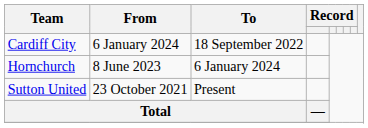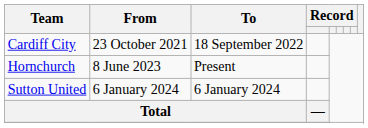(136, 44) 6 January 2024 -> (140, 44) 23 October 2021
(237, 66) 6 January 2024 -> (215, 66) Present
(140, 89) 23 October 2021 -> (136, 89) 6 January 2024
(215, 89) Present -> (237, 89) 6 January 2024
